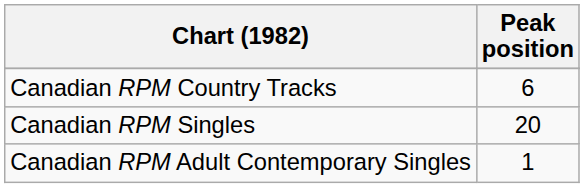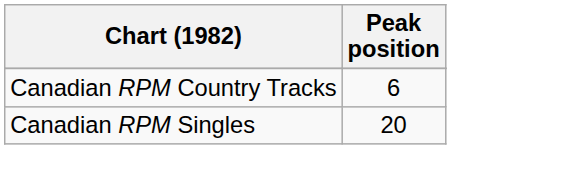- row: (241, 162)
